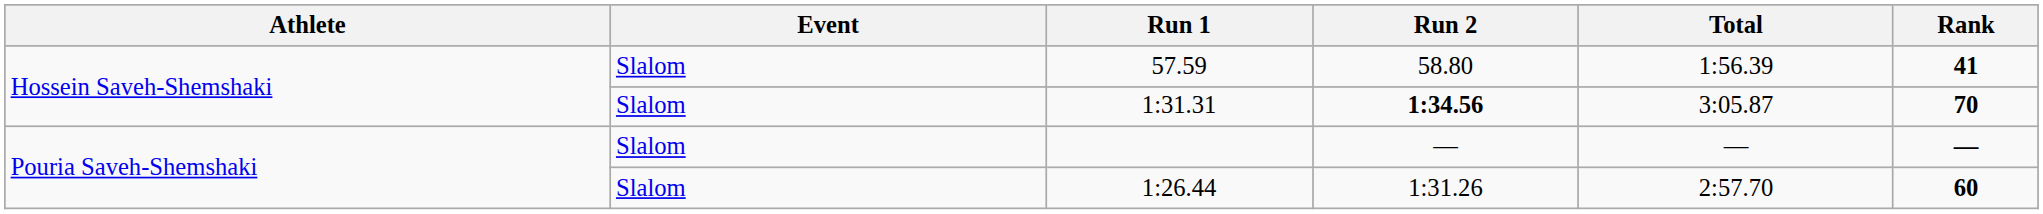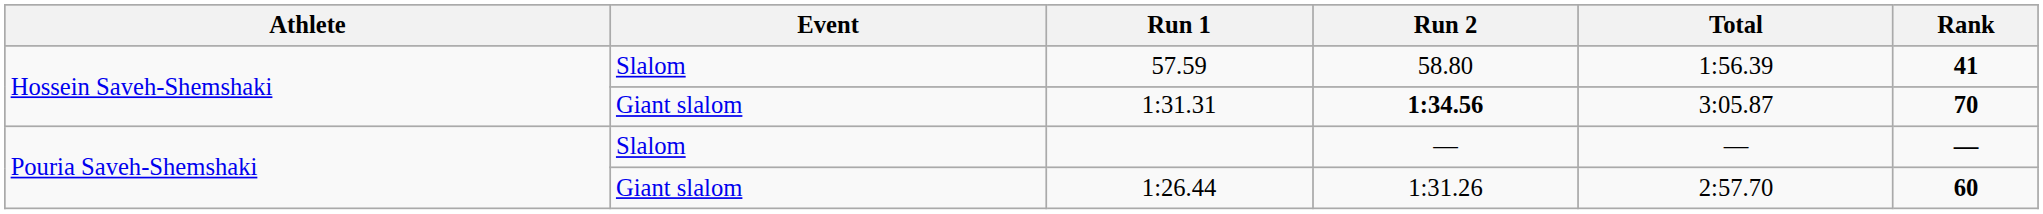(651, 106) Slalom -> (679, 106) Giant slalom
(651, 187) Slalom -> (679, 187) Giant slalom
